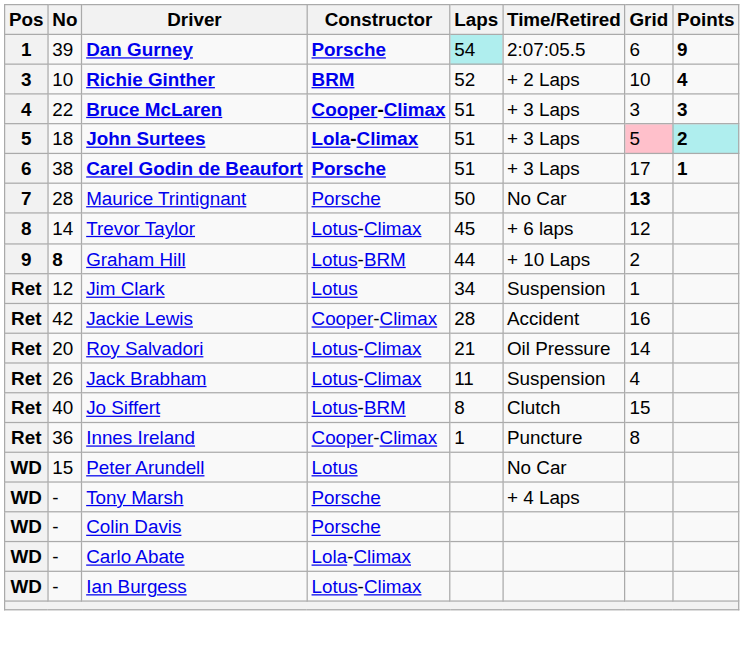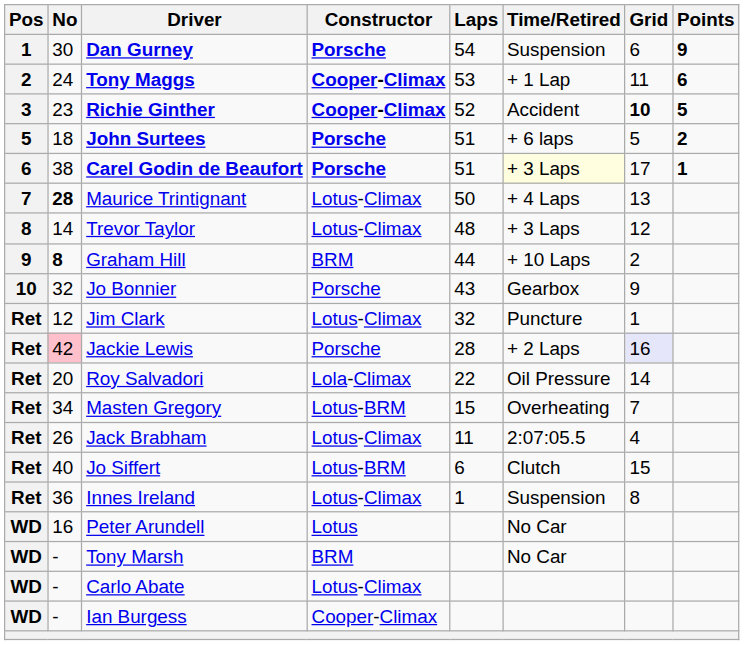(63, 50) 39 -> (63, 50) 30
(465, 50) paleturquoise background -> (465, 50) no background
(546, 50) 2:07:05.5 -> (556, 50) Suspension
+ row: (140, 79)
(63, 79) 10 -> (63, 109) 23
(333, 79) BRM -> (379, 109) Cooper-Climax
(543, 79) + 2 Laps -> (543, 109) Accident
(640, 79) normal -> (640, 109) bold
(682, 79) 4 -> (682, 109) 5
- row: (154, 109)
(365, 139) Lola-Climax -> (349, 139) Porsche
(543, 139) + 3 Laps -> (540, 139) + 6 laps
(635, 139) pink background -> (635, 139) no background
(682, 139) paleturquoise background -> (682, 139) no background
(543, 169) no background -> (543, 169) lightyellow background
(63, 199) normal -> (63, 199) bold
(346, 199) Porsche -> (366, 199) Lotus-Climax
(537, 199) No Car -> (543, 199) + 4 Laps
(640, 199) bold -> (640, 199) normal
(465, 229) 45 -> (465, 229) 48
(540, 229) + 6 laps -> (543, 229) + 3 Laps
(359, 258) Lotus-BRM -> (332, 258) BRM
+ row: (131, 288)
(335, 288) Lotus -> (366, 318) Lotus-Climax
(465, 288) 34 -> (465, 318) 32
(556, 288) Suspension -> (545, 318) Puncture
(63, 318) no background -> (63, 348) pink background
(374, 318) Cooper-Climax -> (346, 348) Porsche
(543, 318) Accident -> (543, 348) + 2 Laps
(640, 318) no background -> (640, 348) lavender background
(366, 348) Lotus-Climax -> (361, 378) Lola-Climax
(465, 348) 21 -> (465, 378) 22
+ row: (154, 408)
(556, 378) Suspension -> (546, 437) 2:07:05.5
(459, 408) 8 -> (459, 467) 6
(374, 437) Cooper-Climax -> (366, 497) Lotus-Climax
(545, 437) Puncture -> (556, 497) Suspension
(63, 467) 15 -> (63, 527) 16
(346, 497) Porsche -> (332, 557) BRM
(543, 497) + 4 Laps -> (537, 557) No Car
- row: (134, 527)
(361, 557) Lola-Climax -> (366, 587) Lotus-Climax
(366, 587) Lotus-Climax -> (374, 616) Cooper-Climax
